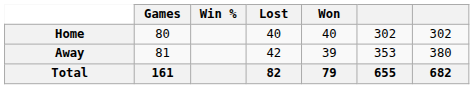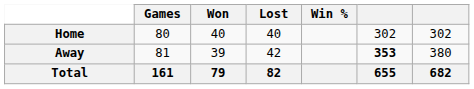columns swapped: (329, 14) <-> (218, 14)
(385, 54) normal -> (385, 54) bold
